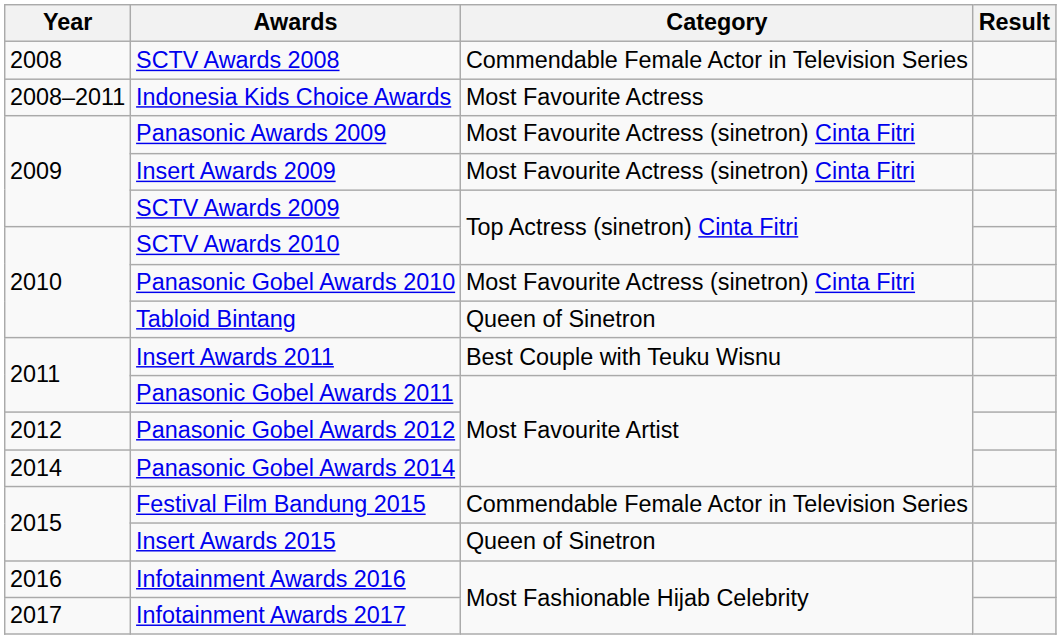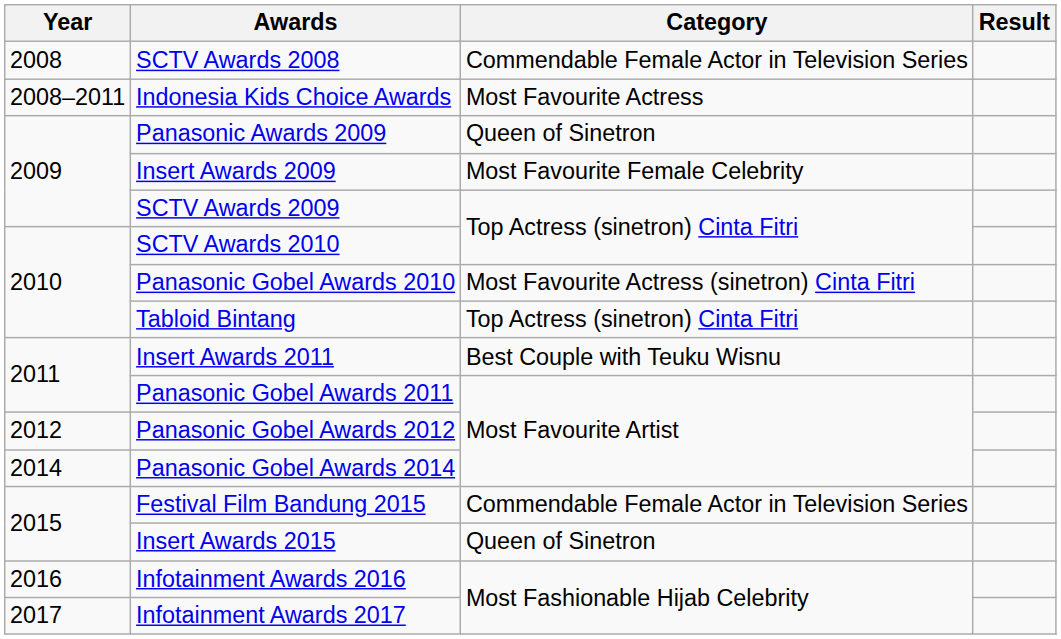(690, 134) Most Favourite Actress (sinetron) Cinta Fitri -> (561, 134) Queen of Sinetron
(690, 171) Most Favourite Actress (sinetron) Cinta Fitri -> (635, 171) Most Favourite Female Celebrity
(561, 319) Queen of Sinetron -> (632, 319) Top Actress (sinetron) Cinta Fitri
